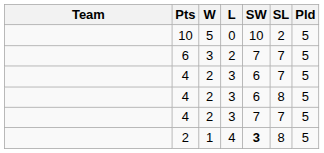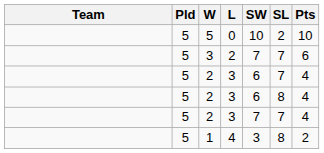columns swapped: (305, 14) <-> (185, 14)
(256, 138) bold -> (256, 138) normal
